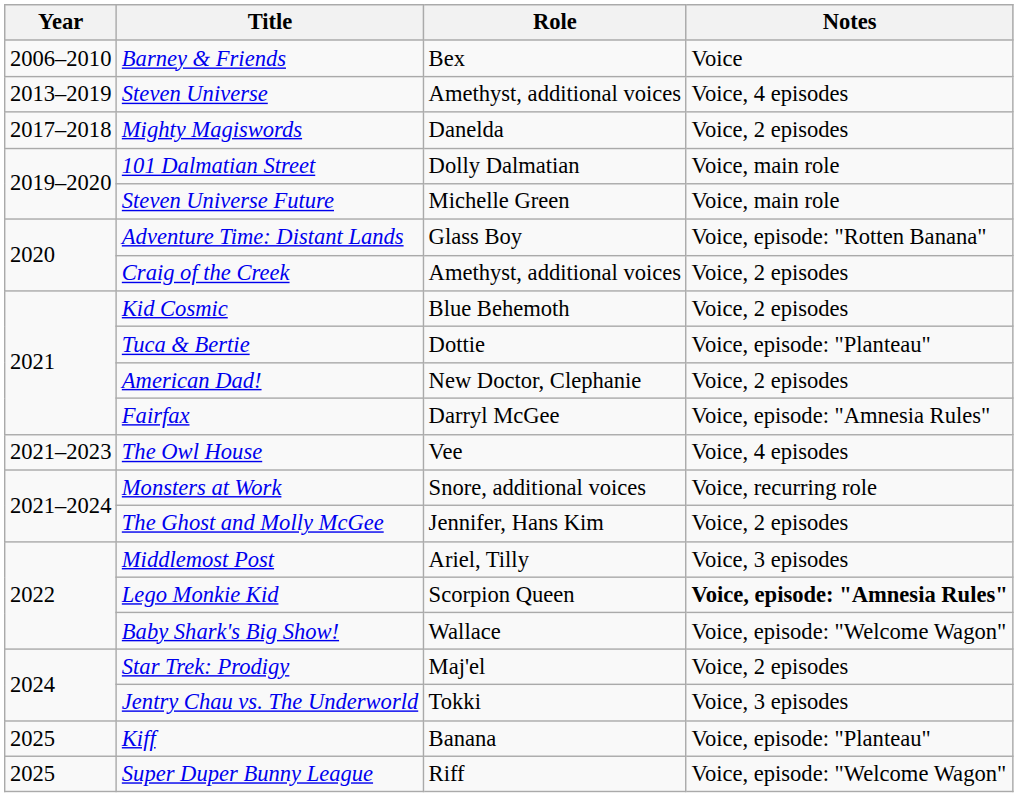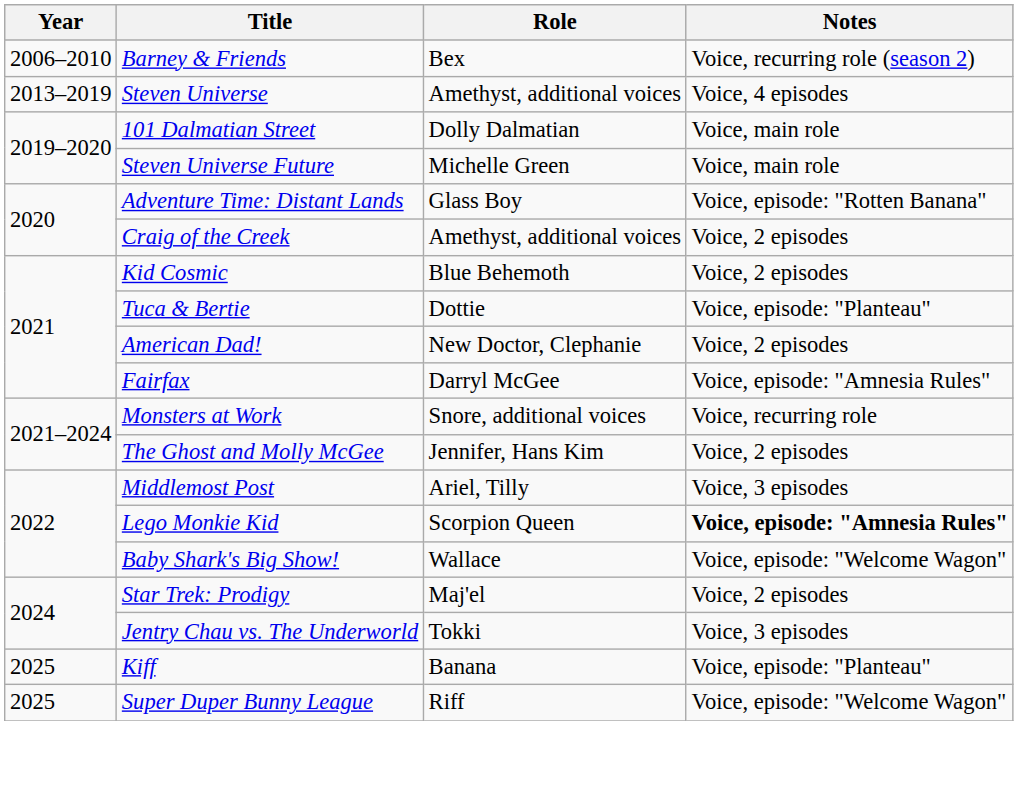(717, 58) Voice -> (833, 58) Voice, recurring role (season 2)
- row: (212, 129)
- row: (192, 451)
